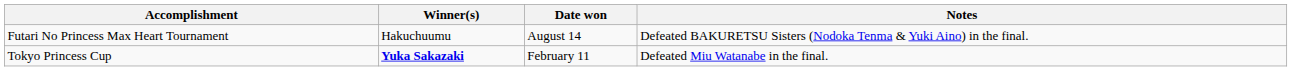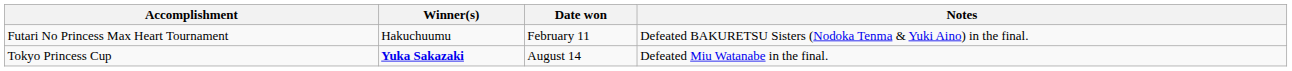(554, 35) August 14 -> (559, 35) February 11
(559, 55) February 11 -> (554, 55) August 14
